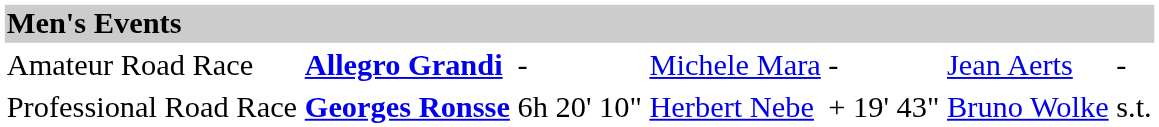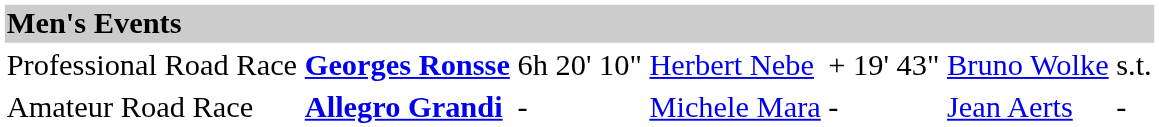rows swapped: (152, 106) <-> (130, 65)
